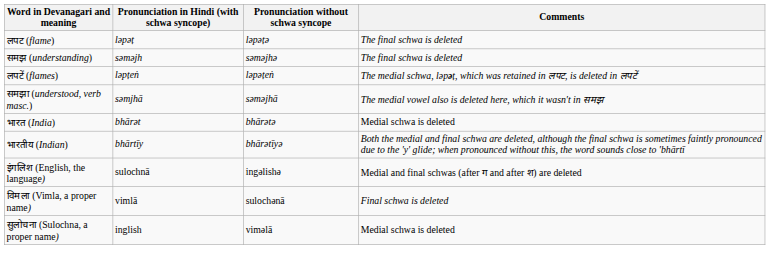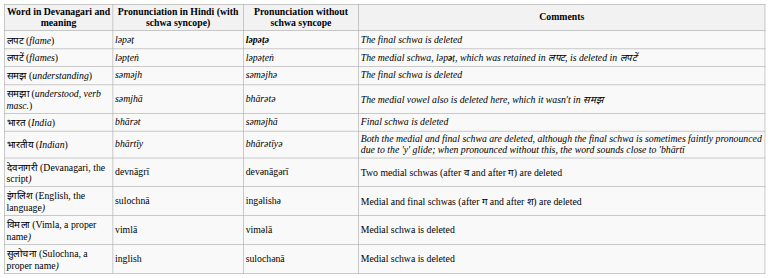(257, 39) normal -> (257, 39) bold
rows swapped: (32, 76) <-> (49, 58)
(262, 99) səməjhā -> (261, 99) bhārətə
(261, 122) bhārətə -> (262, 122) səməjhā
(408, 122) Medial schwa is deleted -> (405, 122) Final schwa is deleted
+ row: (56, 173)
(265, 201) sulochənā -> (259, 230) viməlā
(405, 201) Final schwa is deleted -> (408, 230) Medial schwa is deleted
(259, 230) viməlā -> (265, 259) sulochənā
